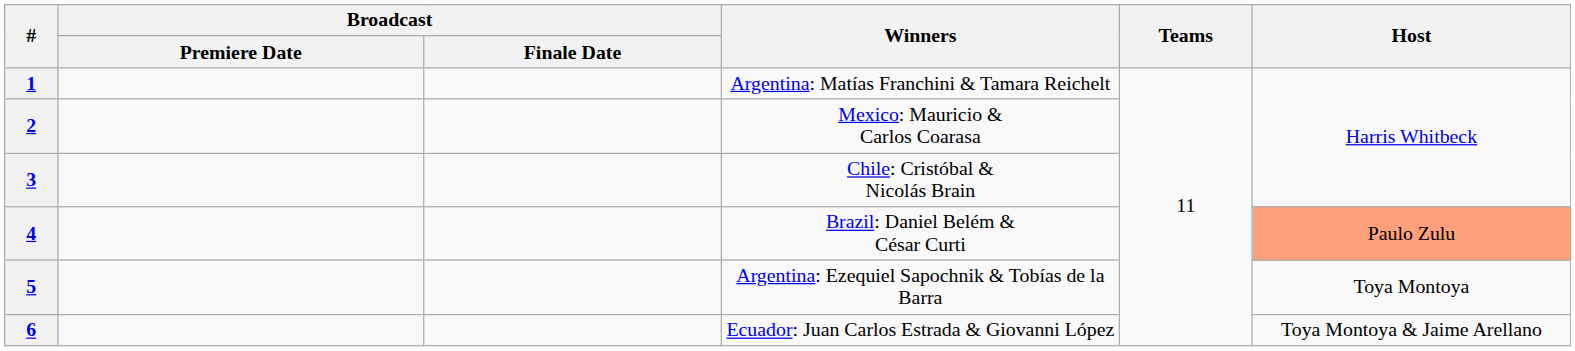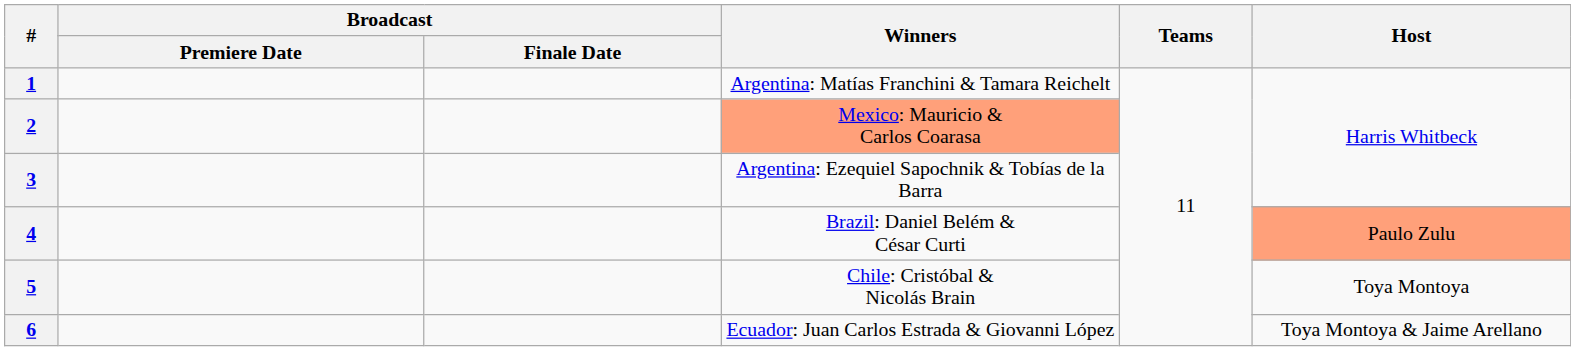(920, 125) no background -> (920, 125) lightsalmon background
(920, 179) Chile: Cristóbal & Nicolás Brain -> (920, 179) Argentina: Ezequiel Sapochnik & Tobías de la Barra
(920, 287) Argentina: Ezequiel Sapochnik & Tobías de la Barra -> (920, 287) Chile: Cristóbal & Nicolás Brain
